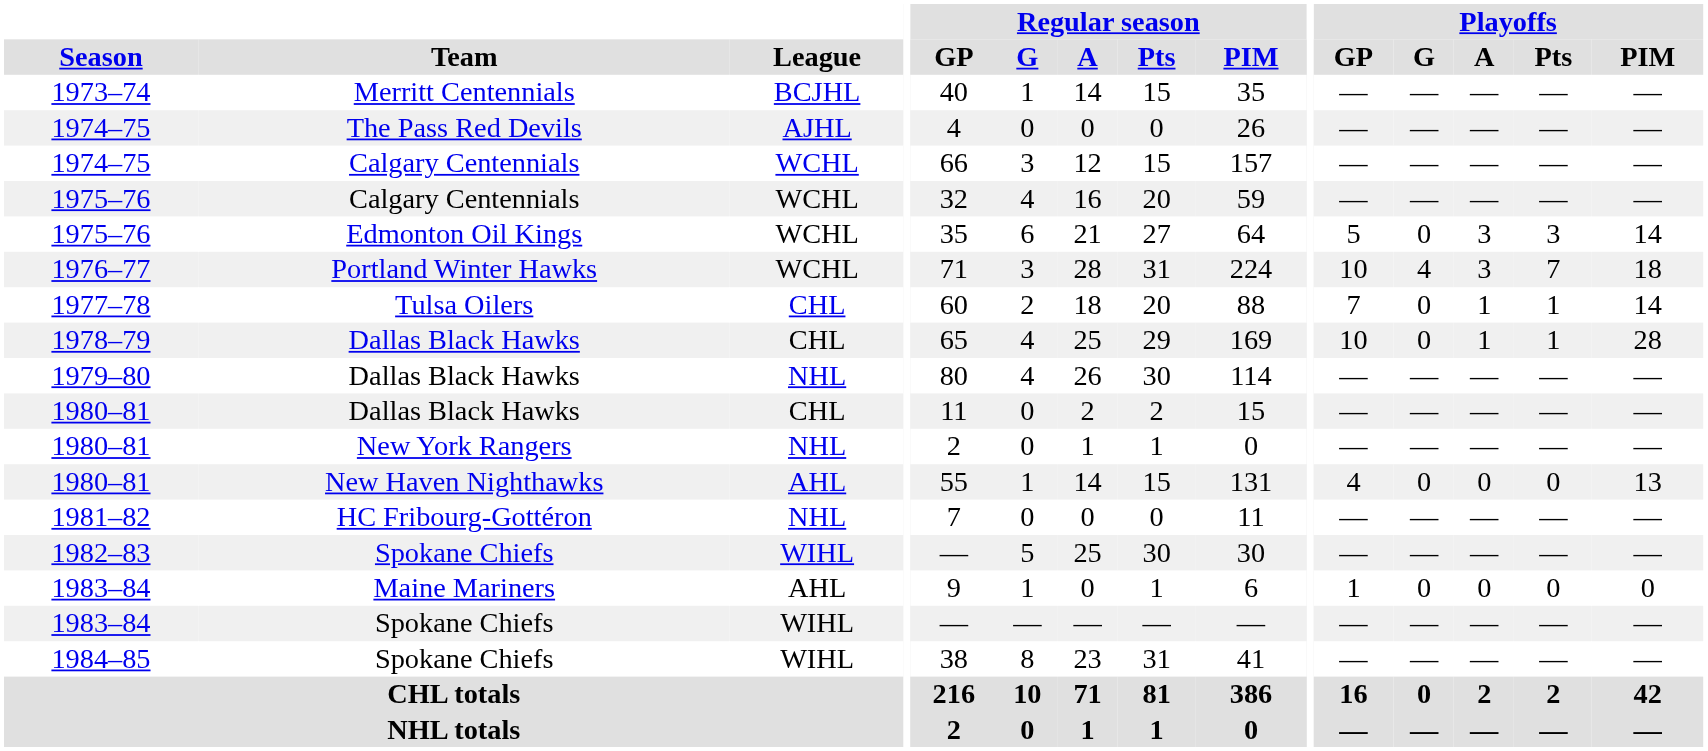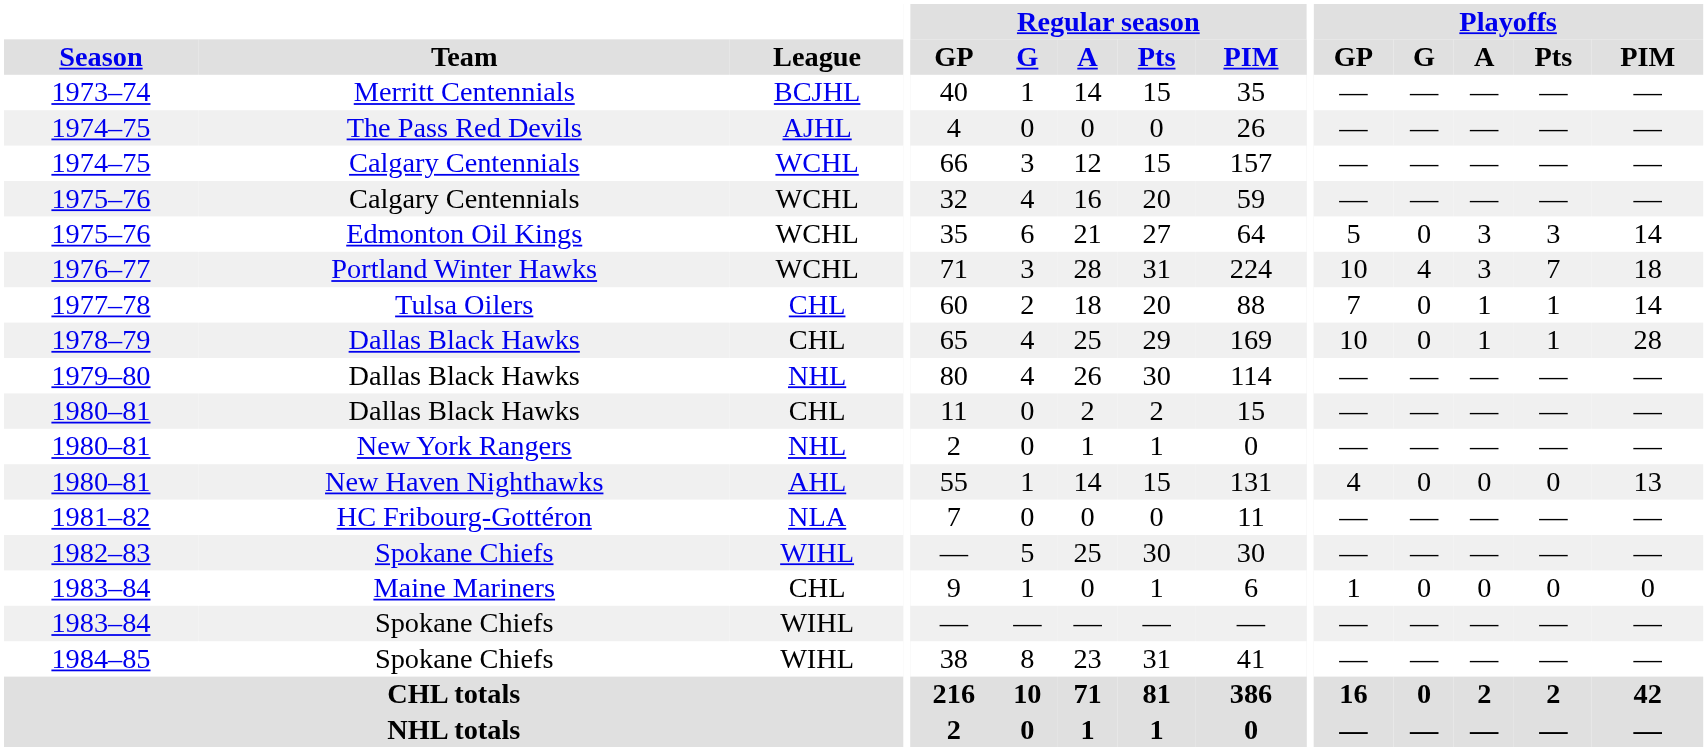(817, 516) NHL -> (817, 516) NLA
(817, 587) AHL -> (817, 587) CHL
